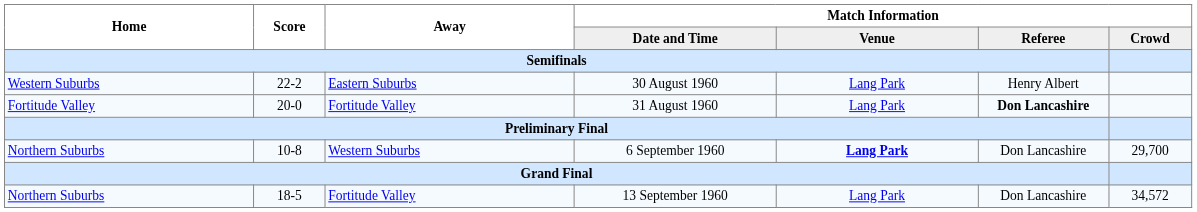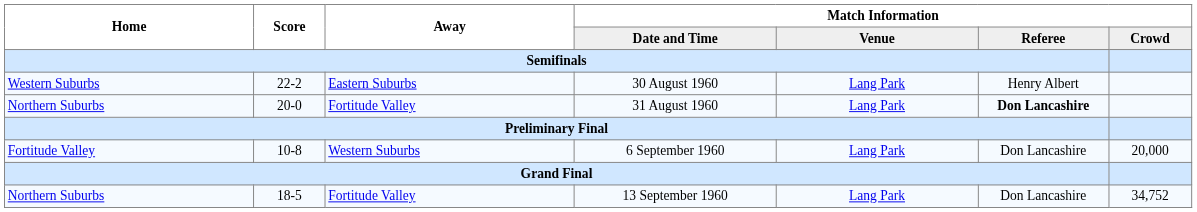(51, 106) Fortitude Valley -> (56, 106) Northern Suburbs
(56, 151) Northern Suburbs -> (51, 151) Fortitude Valley
(877, 151) bold -> (877, 151) normal
(1150, 151) 29,700 -> (1150, 151) 20,000
(1150, 196) 34,572 -> (1150, 196) 34,752
